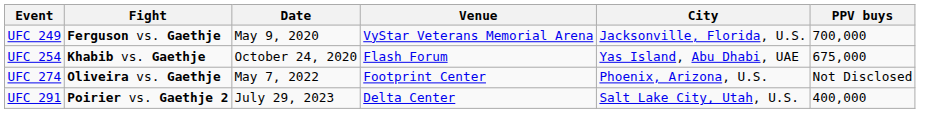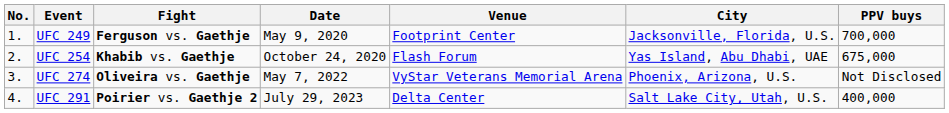+ column: (19, 15)
(478, 36) VyStar Veterans Memorial Arena -> (454, 36) Footprint Center
(425, 77) Footprint Center -> (507, 77) VyStar Veterans Memorial Arena
